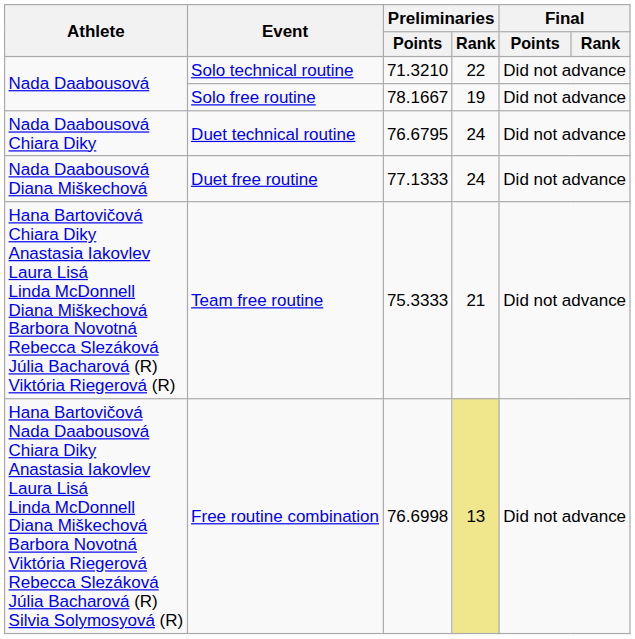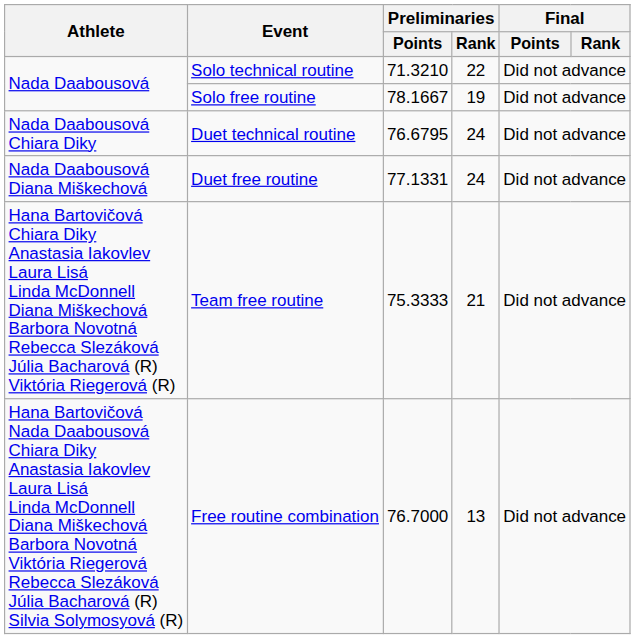(418, 179) 77.1333 -> (418, 179) 77.1331
(418, 516) 76.6998 -> (418, 516) 76.7000
(476, 516) khaki background -> (476, 516) no background
